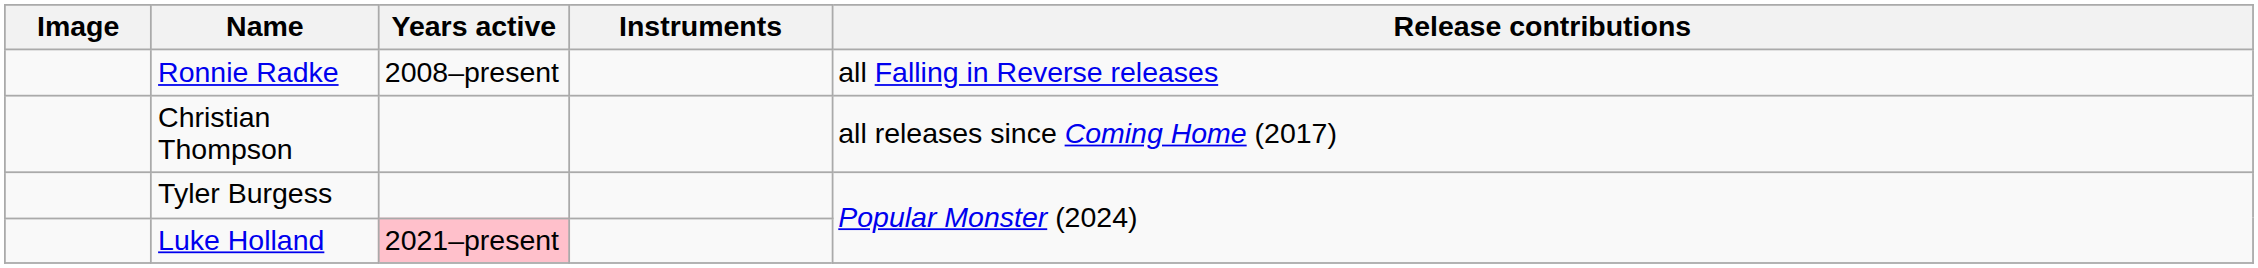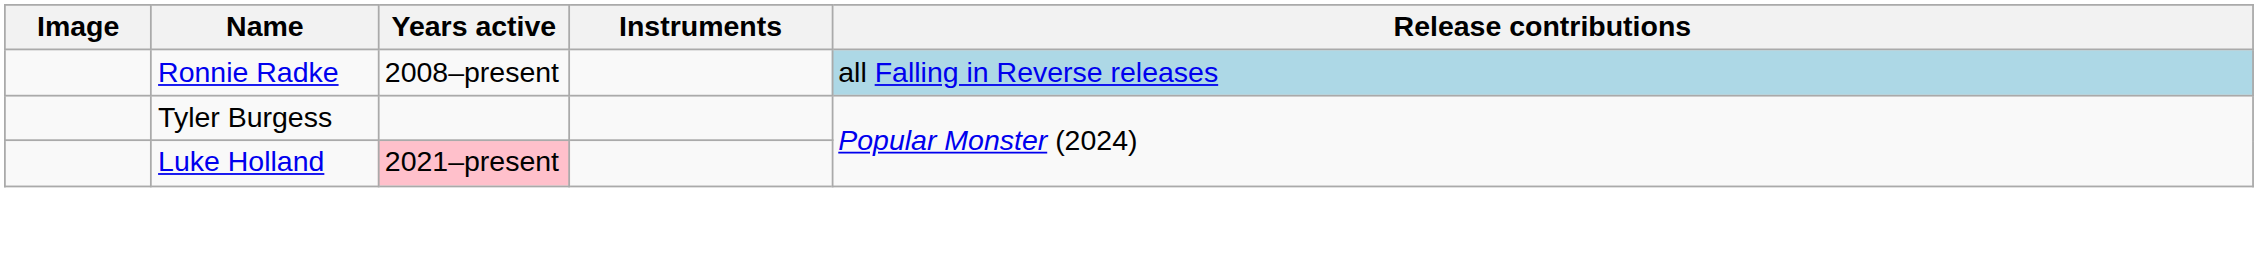(1028, 72) no background -> (1028, 72) lightblue background
- row: (225, 133)
